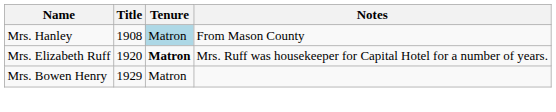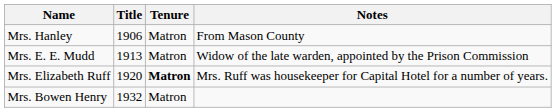(129, 35) 1908 -> (129, 35) 1906
(167, 35) lightblue background -> (167, 35) no background
+ row: (51, 55)
(129, 76) 1929 -> (129, 96) 1932
